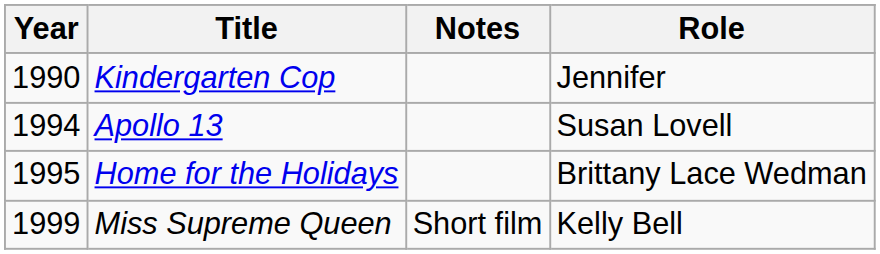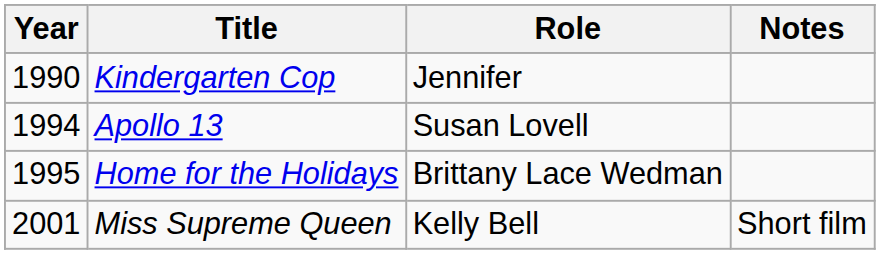columns swapped: (712, 28) <-> (478, 28)
(46, 223) 1999 -> (46, 223) 2001
